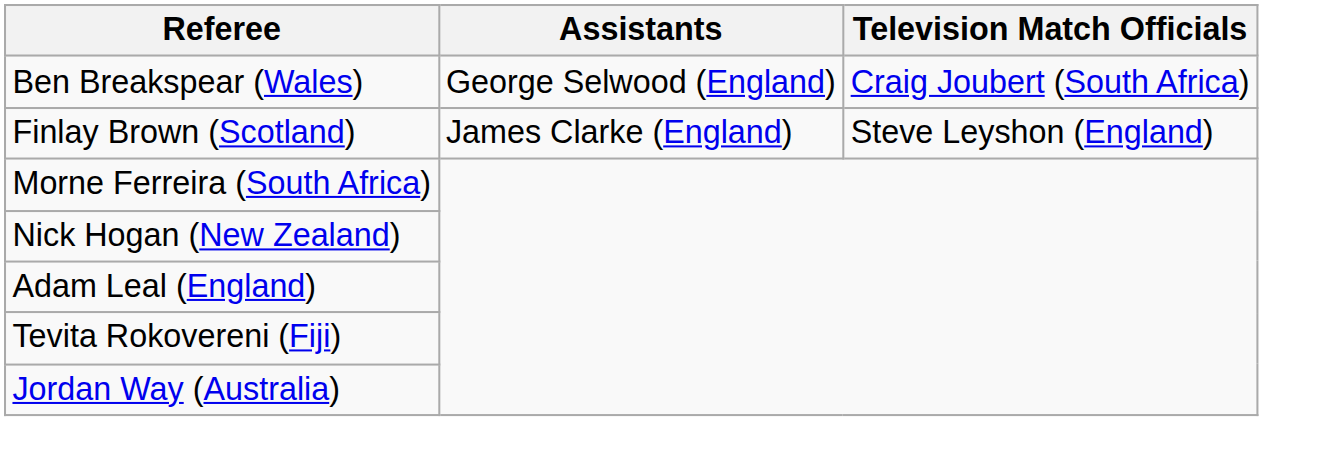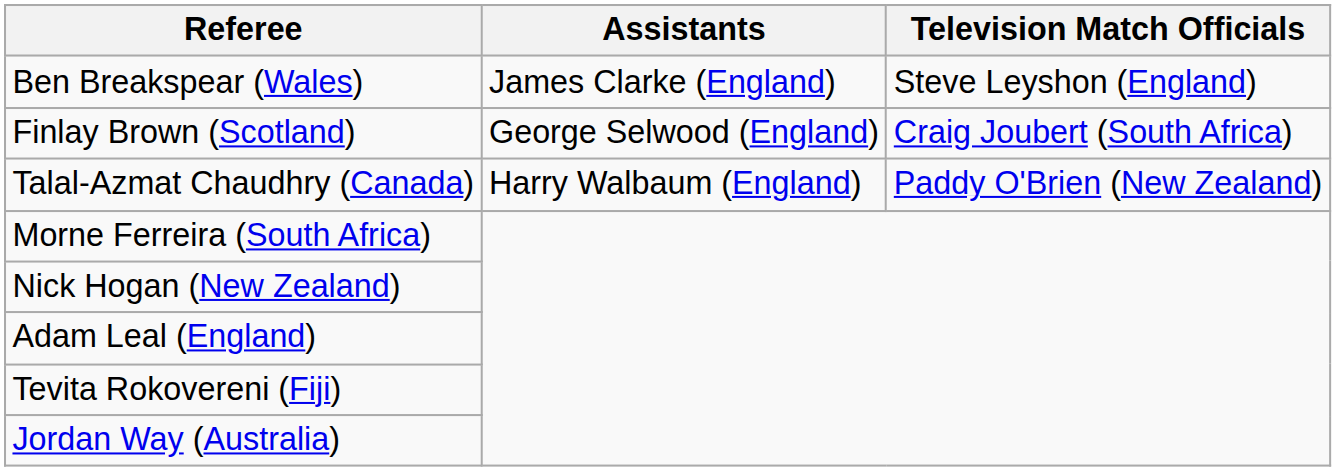(641, 81) George Selwood (England) -> (662, 81) James Clarke (England)
(1050, 81) Craig Joubert (South Africa) -> (1075, 81) Steve Leyshon (England)
(619, 132) James Clarke (England) -> (684, 132) George Selwood (England)
(1032, 132) Steve Leyshon (England) -> (1093, 132) Craig Joubert (South Africa)
+ row: (243, 183)
